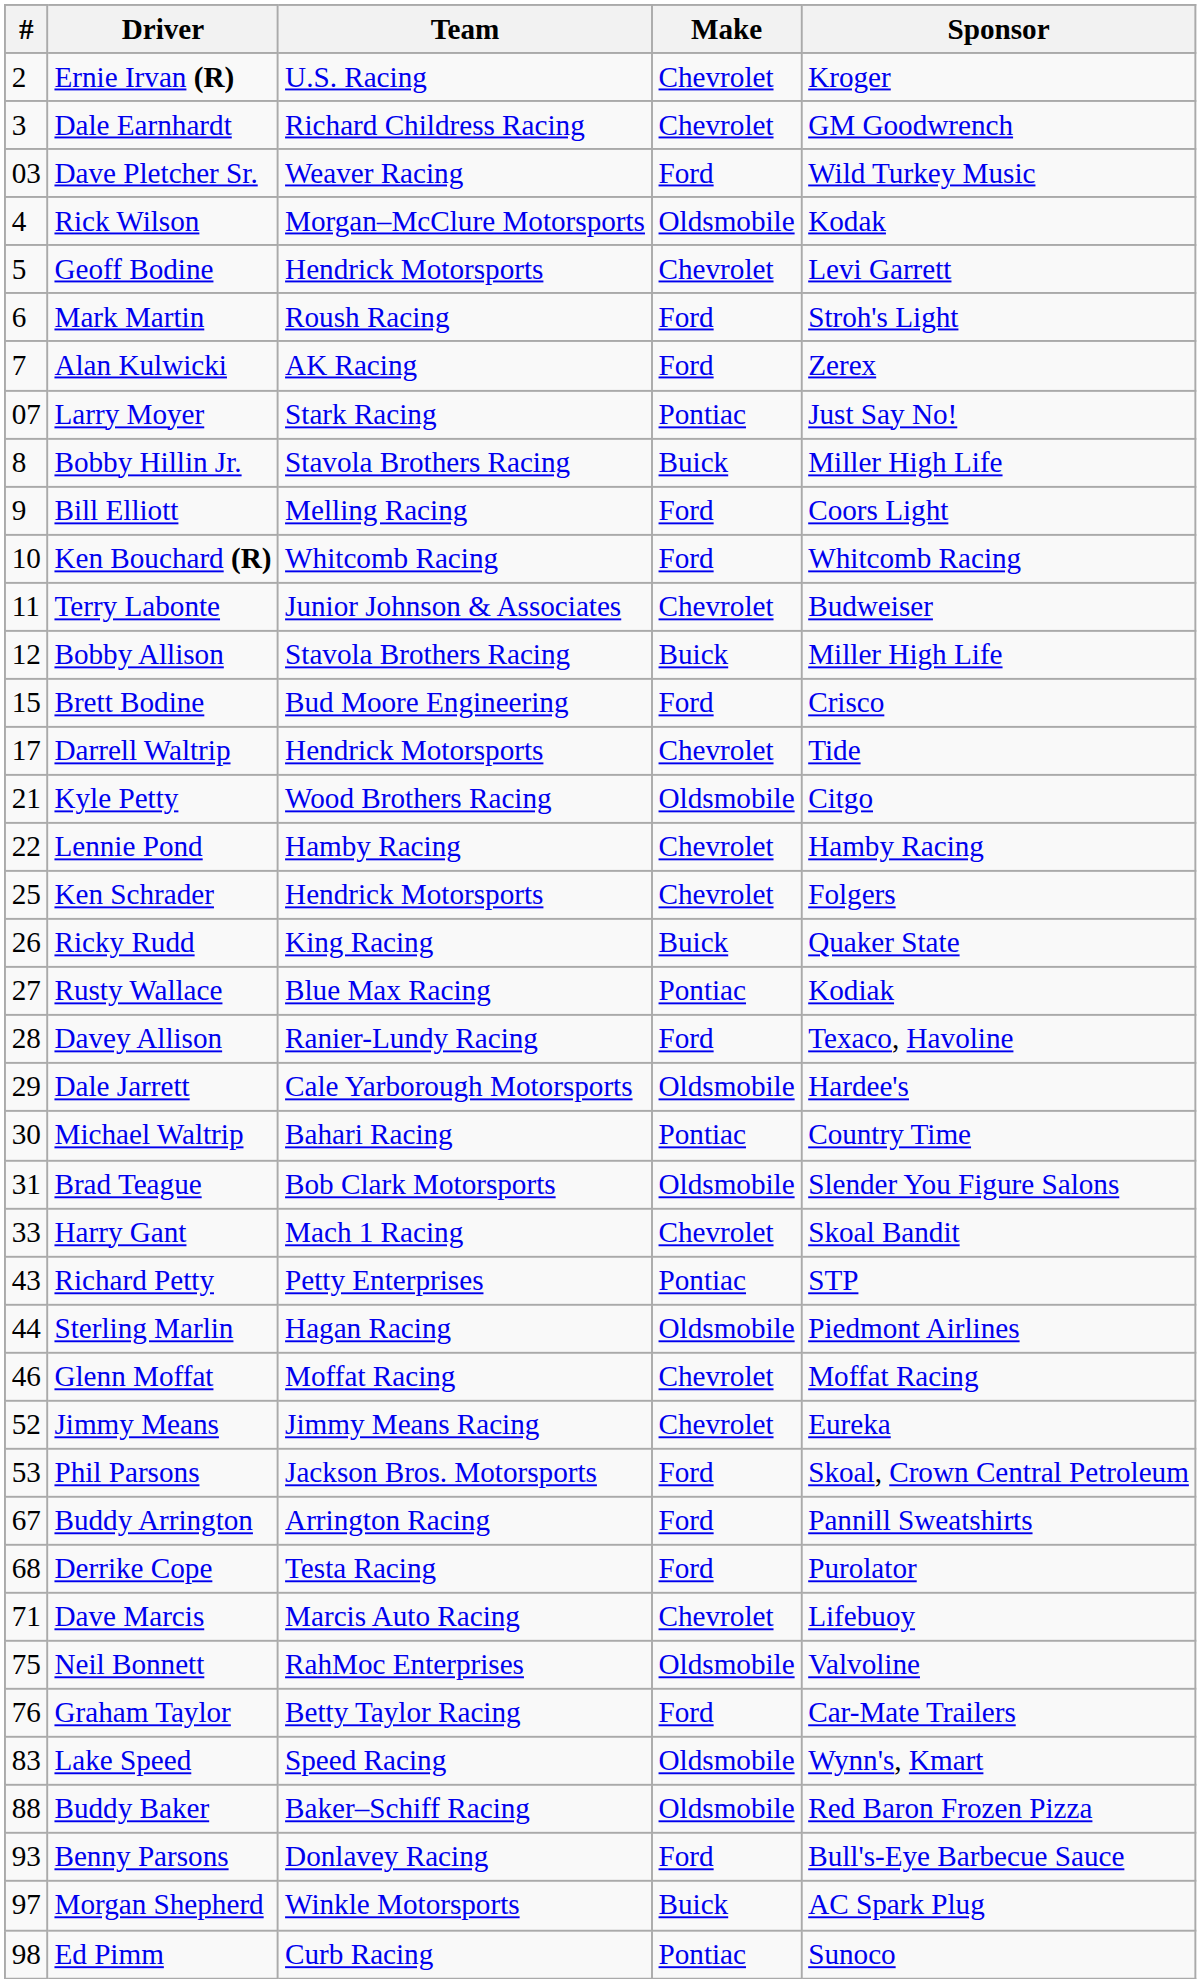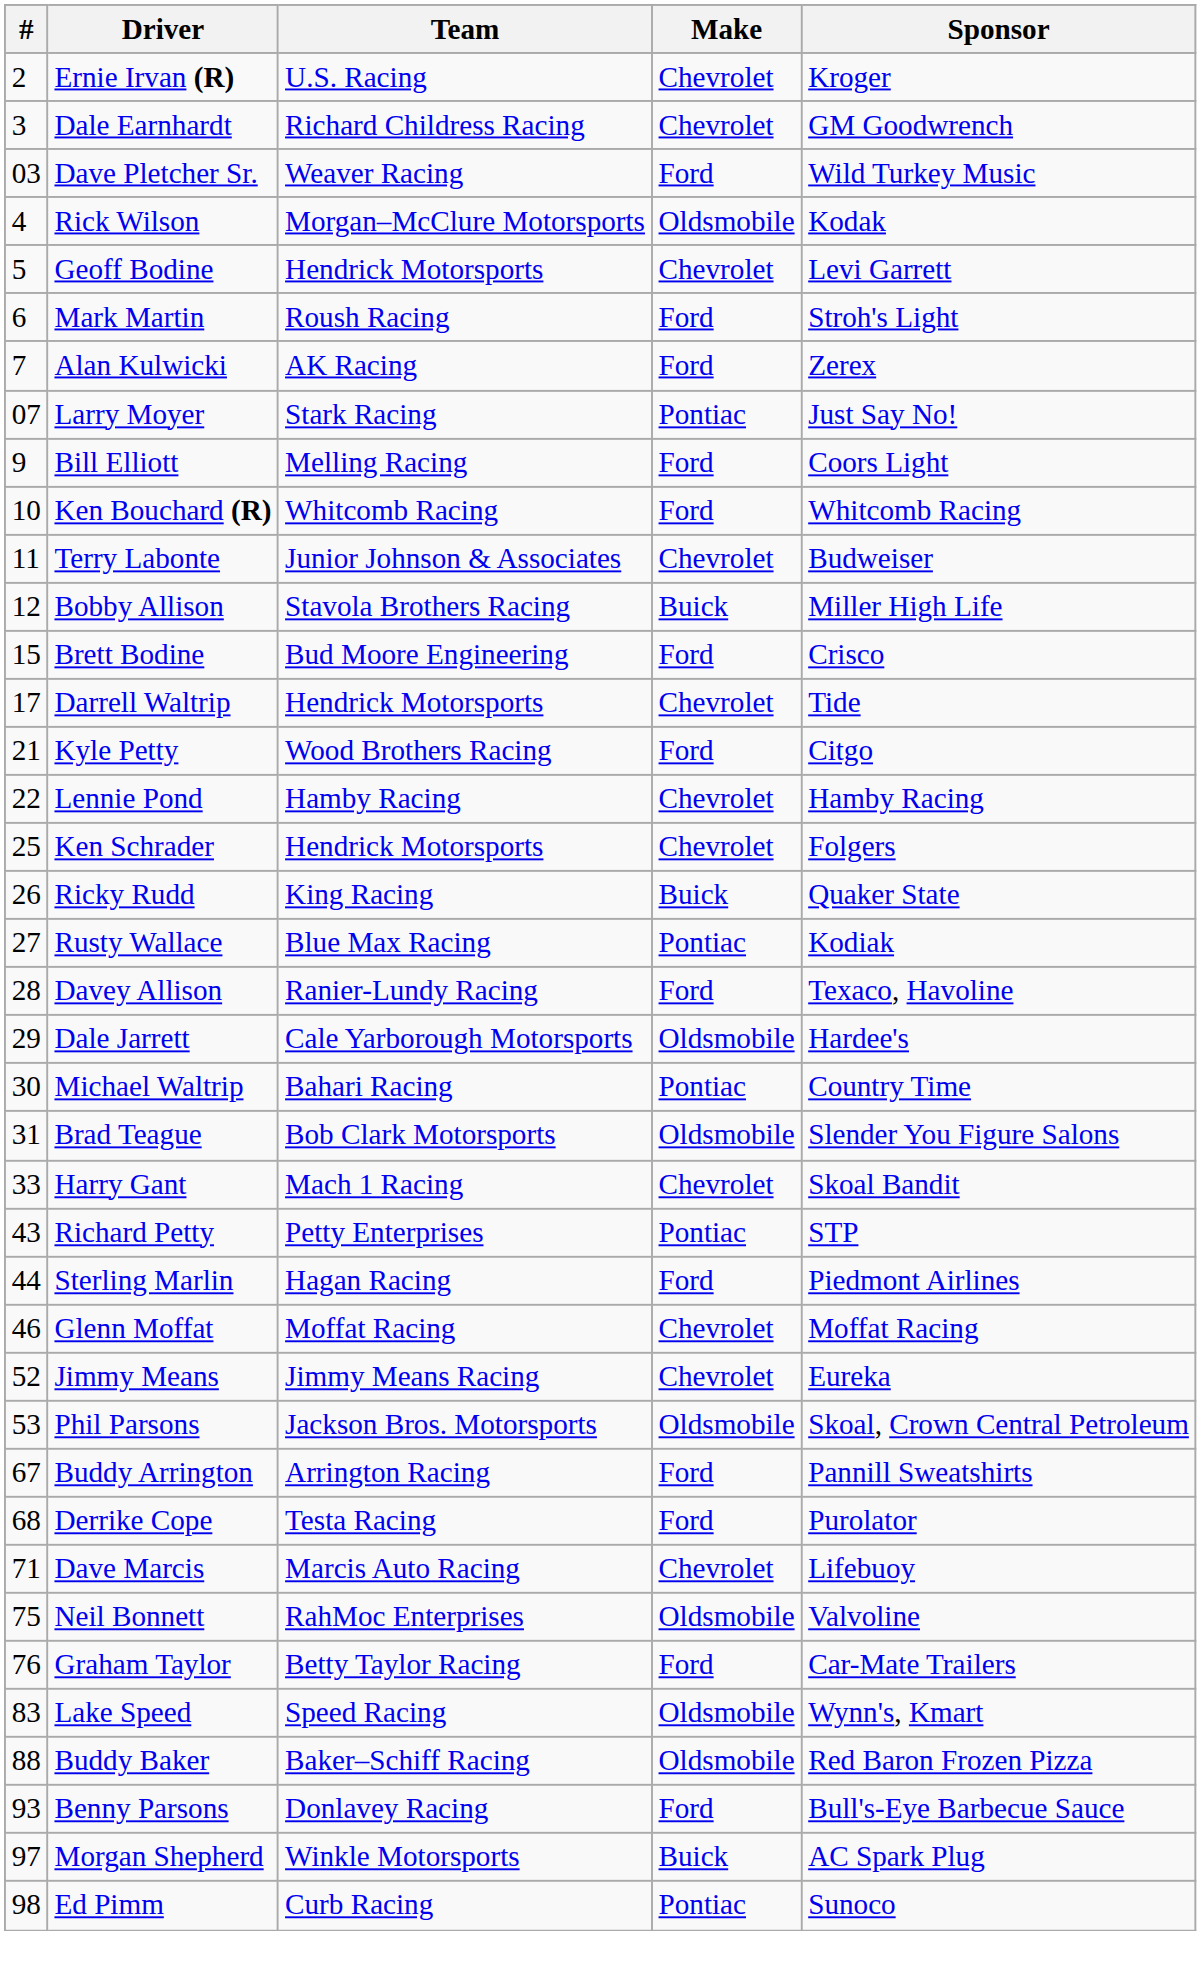- row: (148, 461)
(727, 798) Oldsmobile -> (686, 750) Ford
(727, 1327) Oldsmobile -> (686, 1279) Ford
(686, 1472) Ford -> (727, 1424) Oldsmobile
